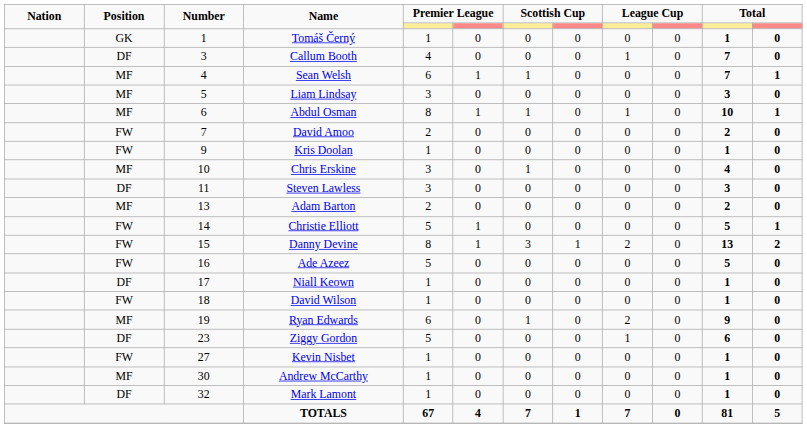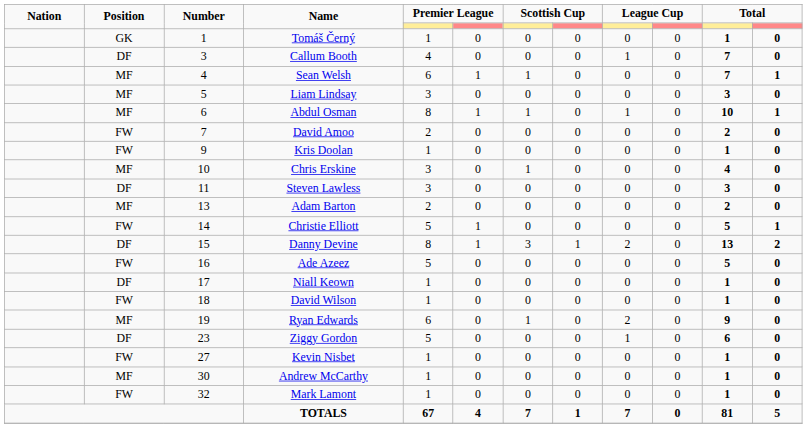(124, 244) FW -> (124, 244) DF
(124, 394) DF -> (124, 394) FW
